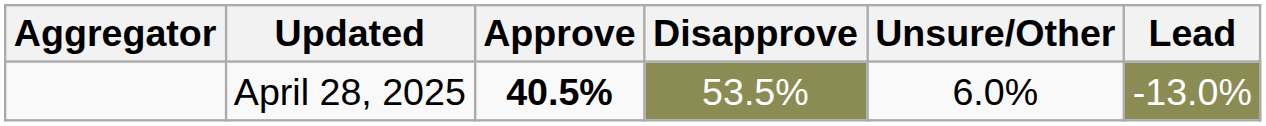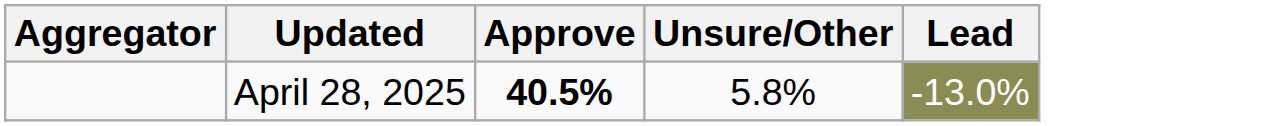- column: (755, 34)
(995, 91) 6.0% -> (773, 91) 5.8%
